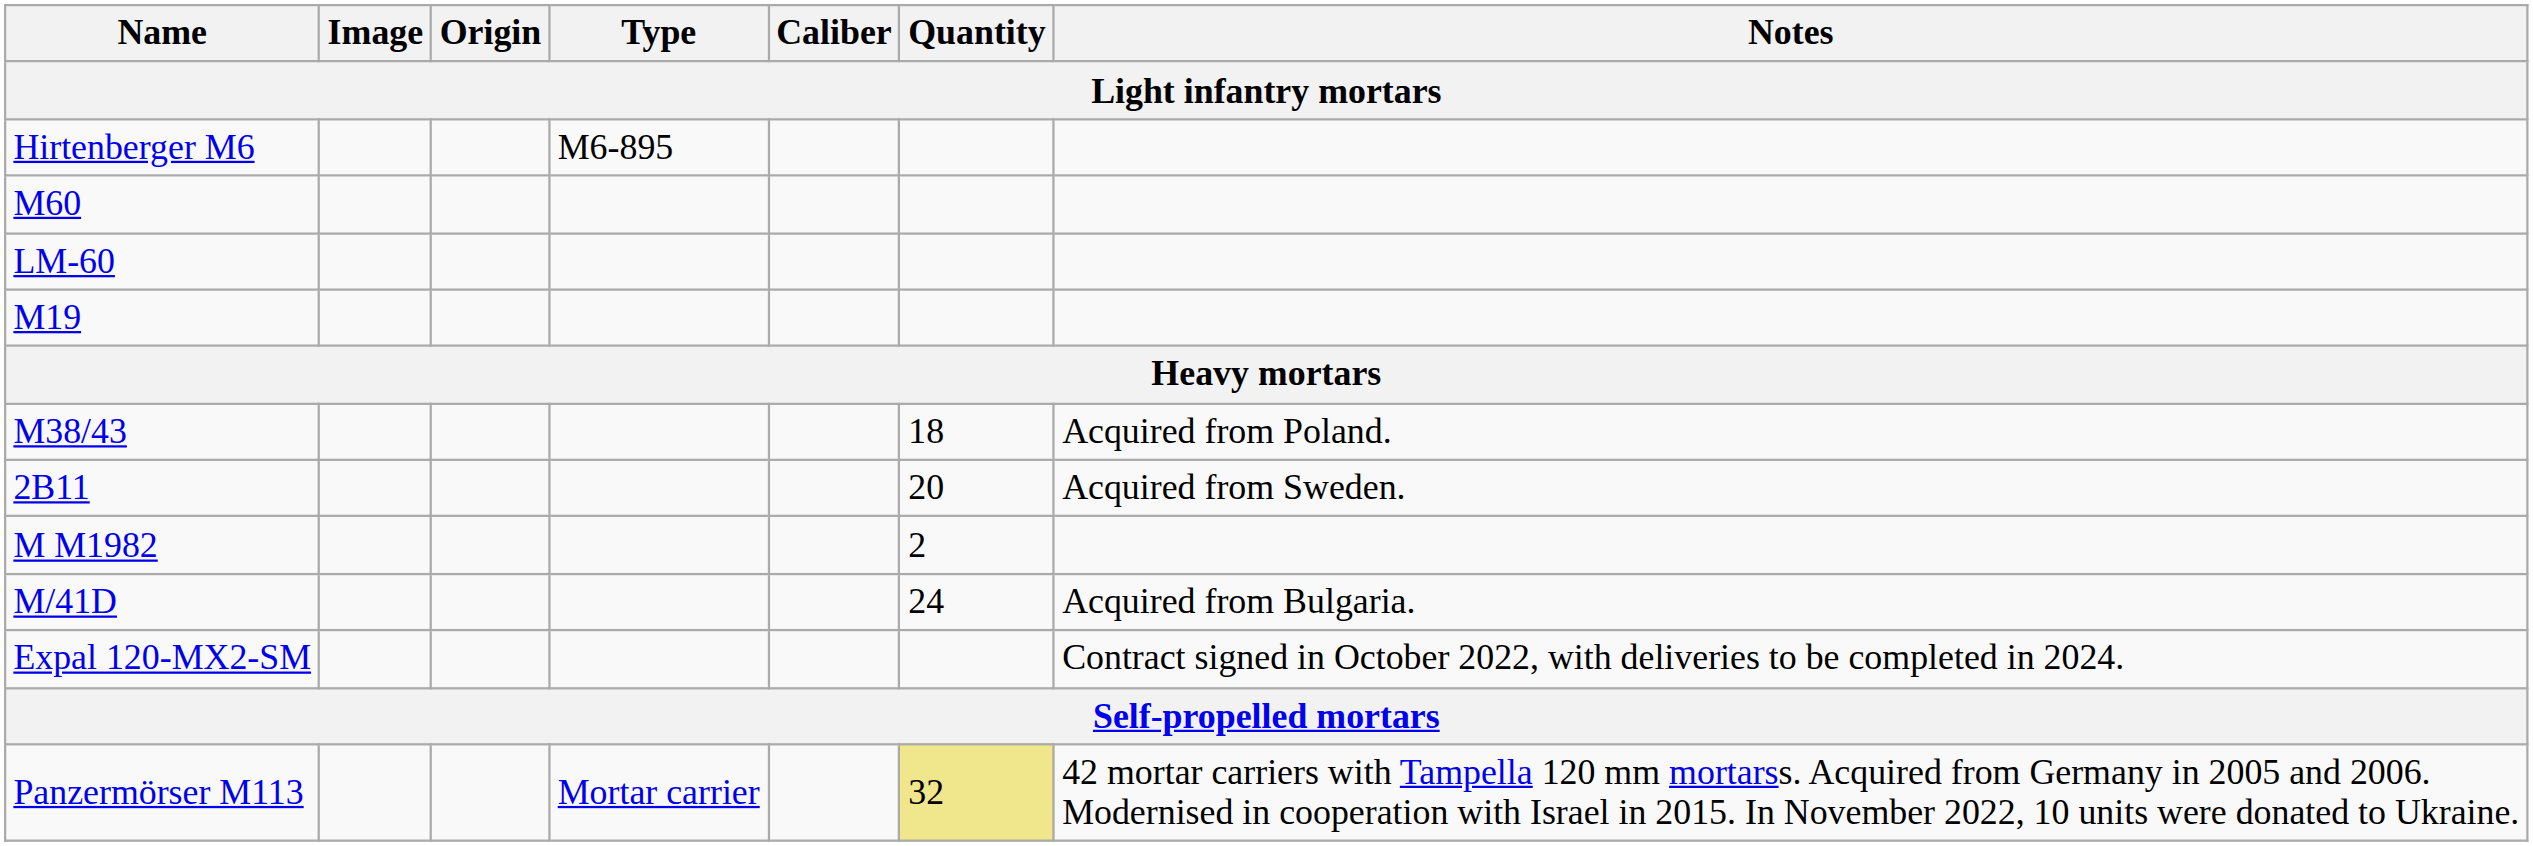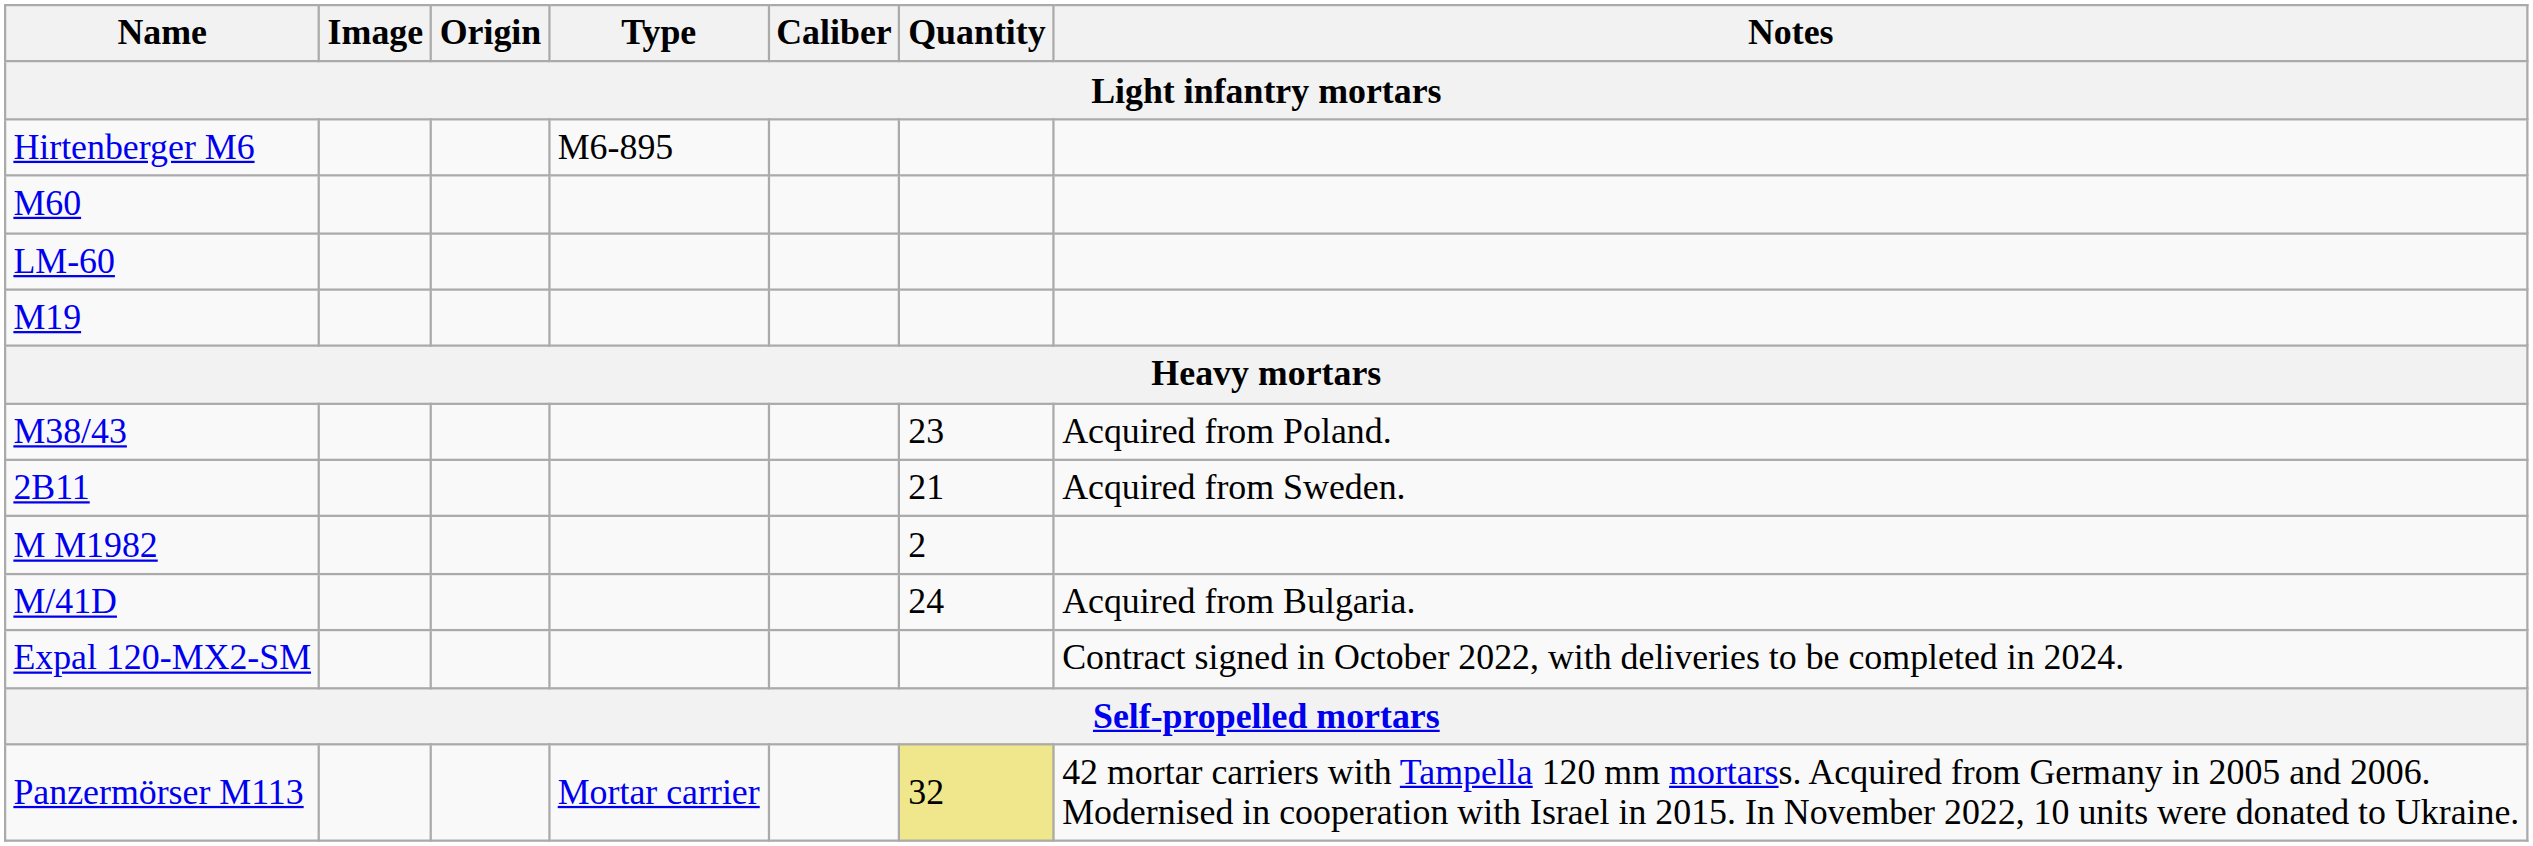(926, 430) 18 -> (926, 430) 23
(926, 487) 20 -> (926, 487) 21
